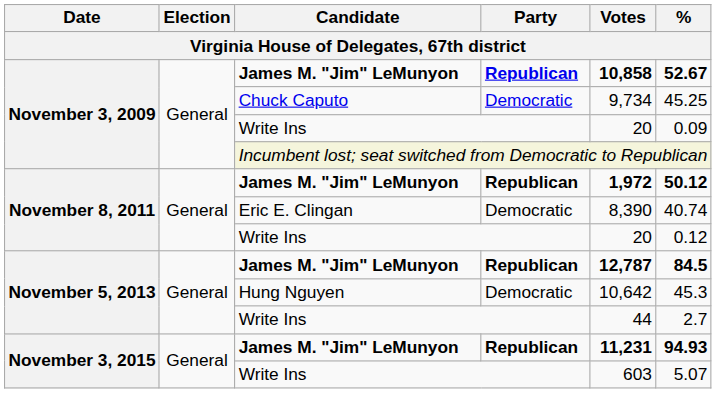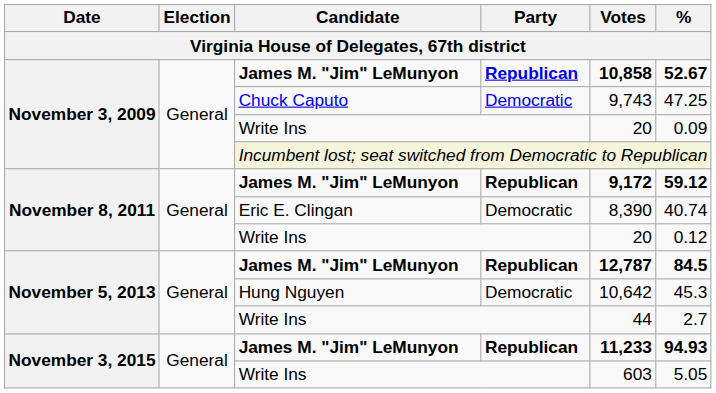(630, 100) 9,734 -> (630, 100) 9,743
(686, 100) 45.25 -> (686, 100) 47.25
(630, 182) 1,972 -> (630, 182) 9,172
(686, 182) 50.12 -> (686, 182) 59.12
(626, 347) 11,231 -> (626, 347) 11,233
(691, 374) 5.07 -> (691, 374) 5.05
